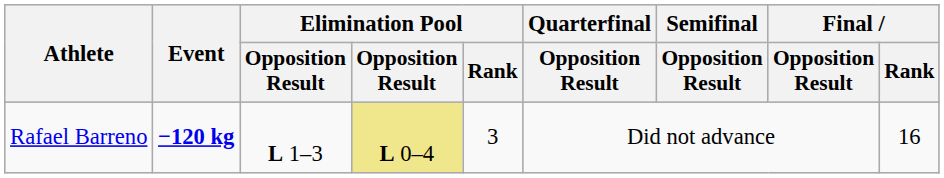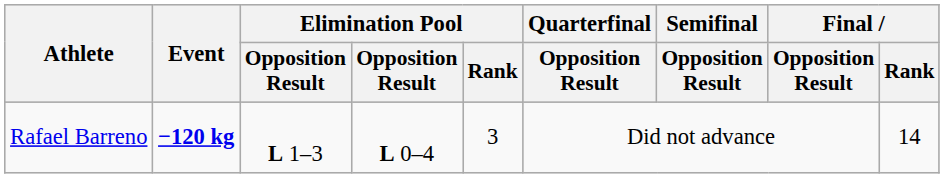(407, 153) khaki background -> (407, 153) no background
(909, 137) 16 -> (909, 137) 14
